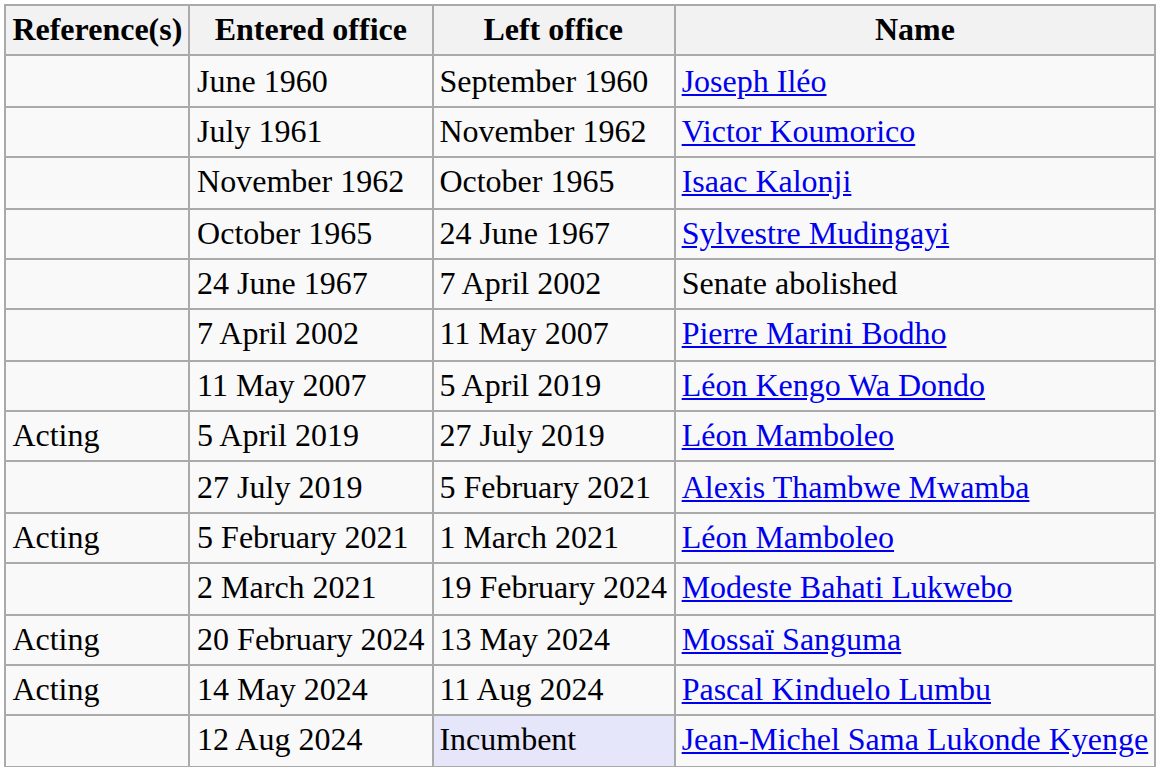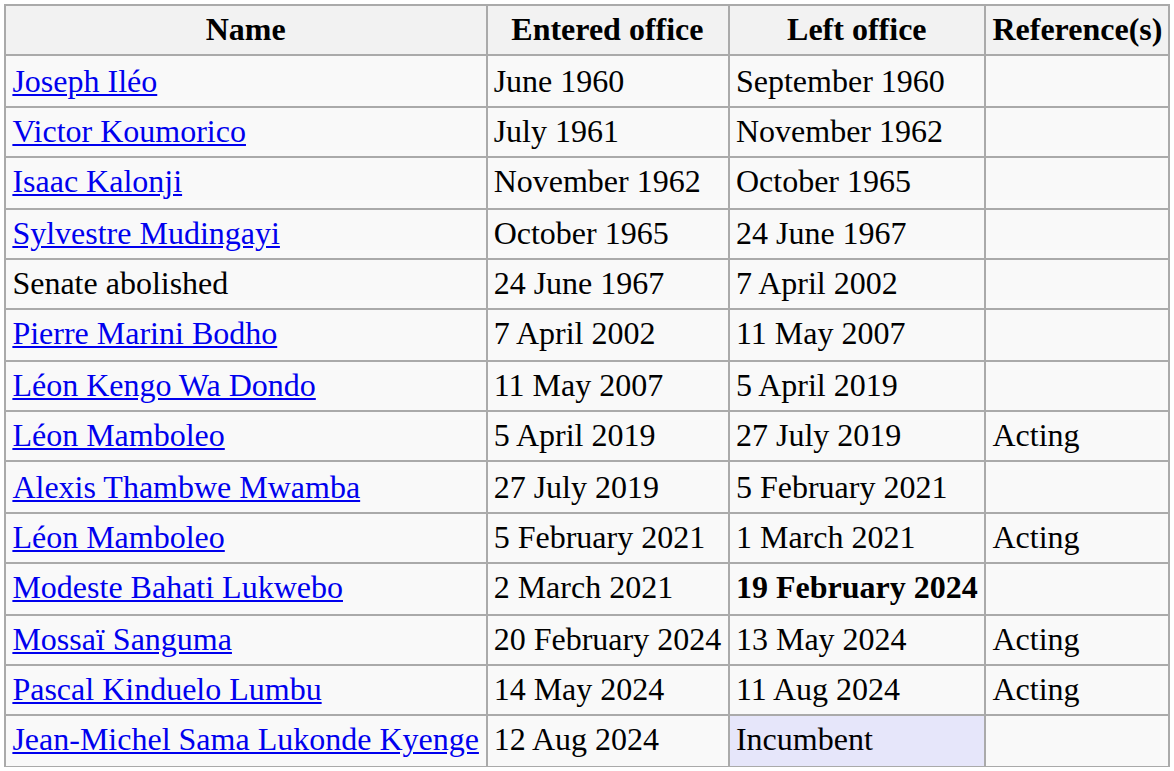columns swapped: (915, 29) <-> (97, 29)
(553, 588) normal -> (857, 588) bold
